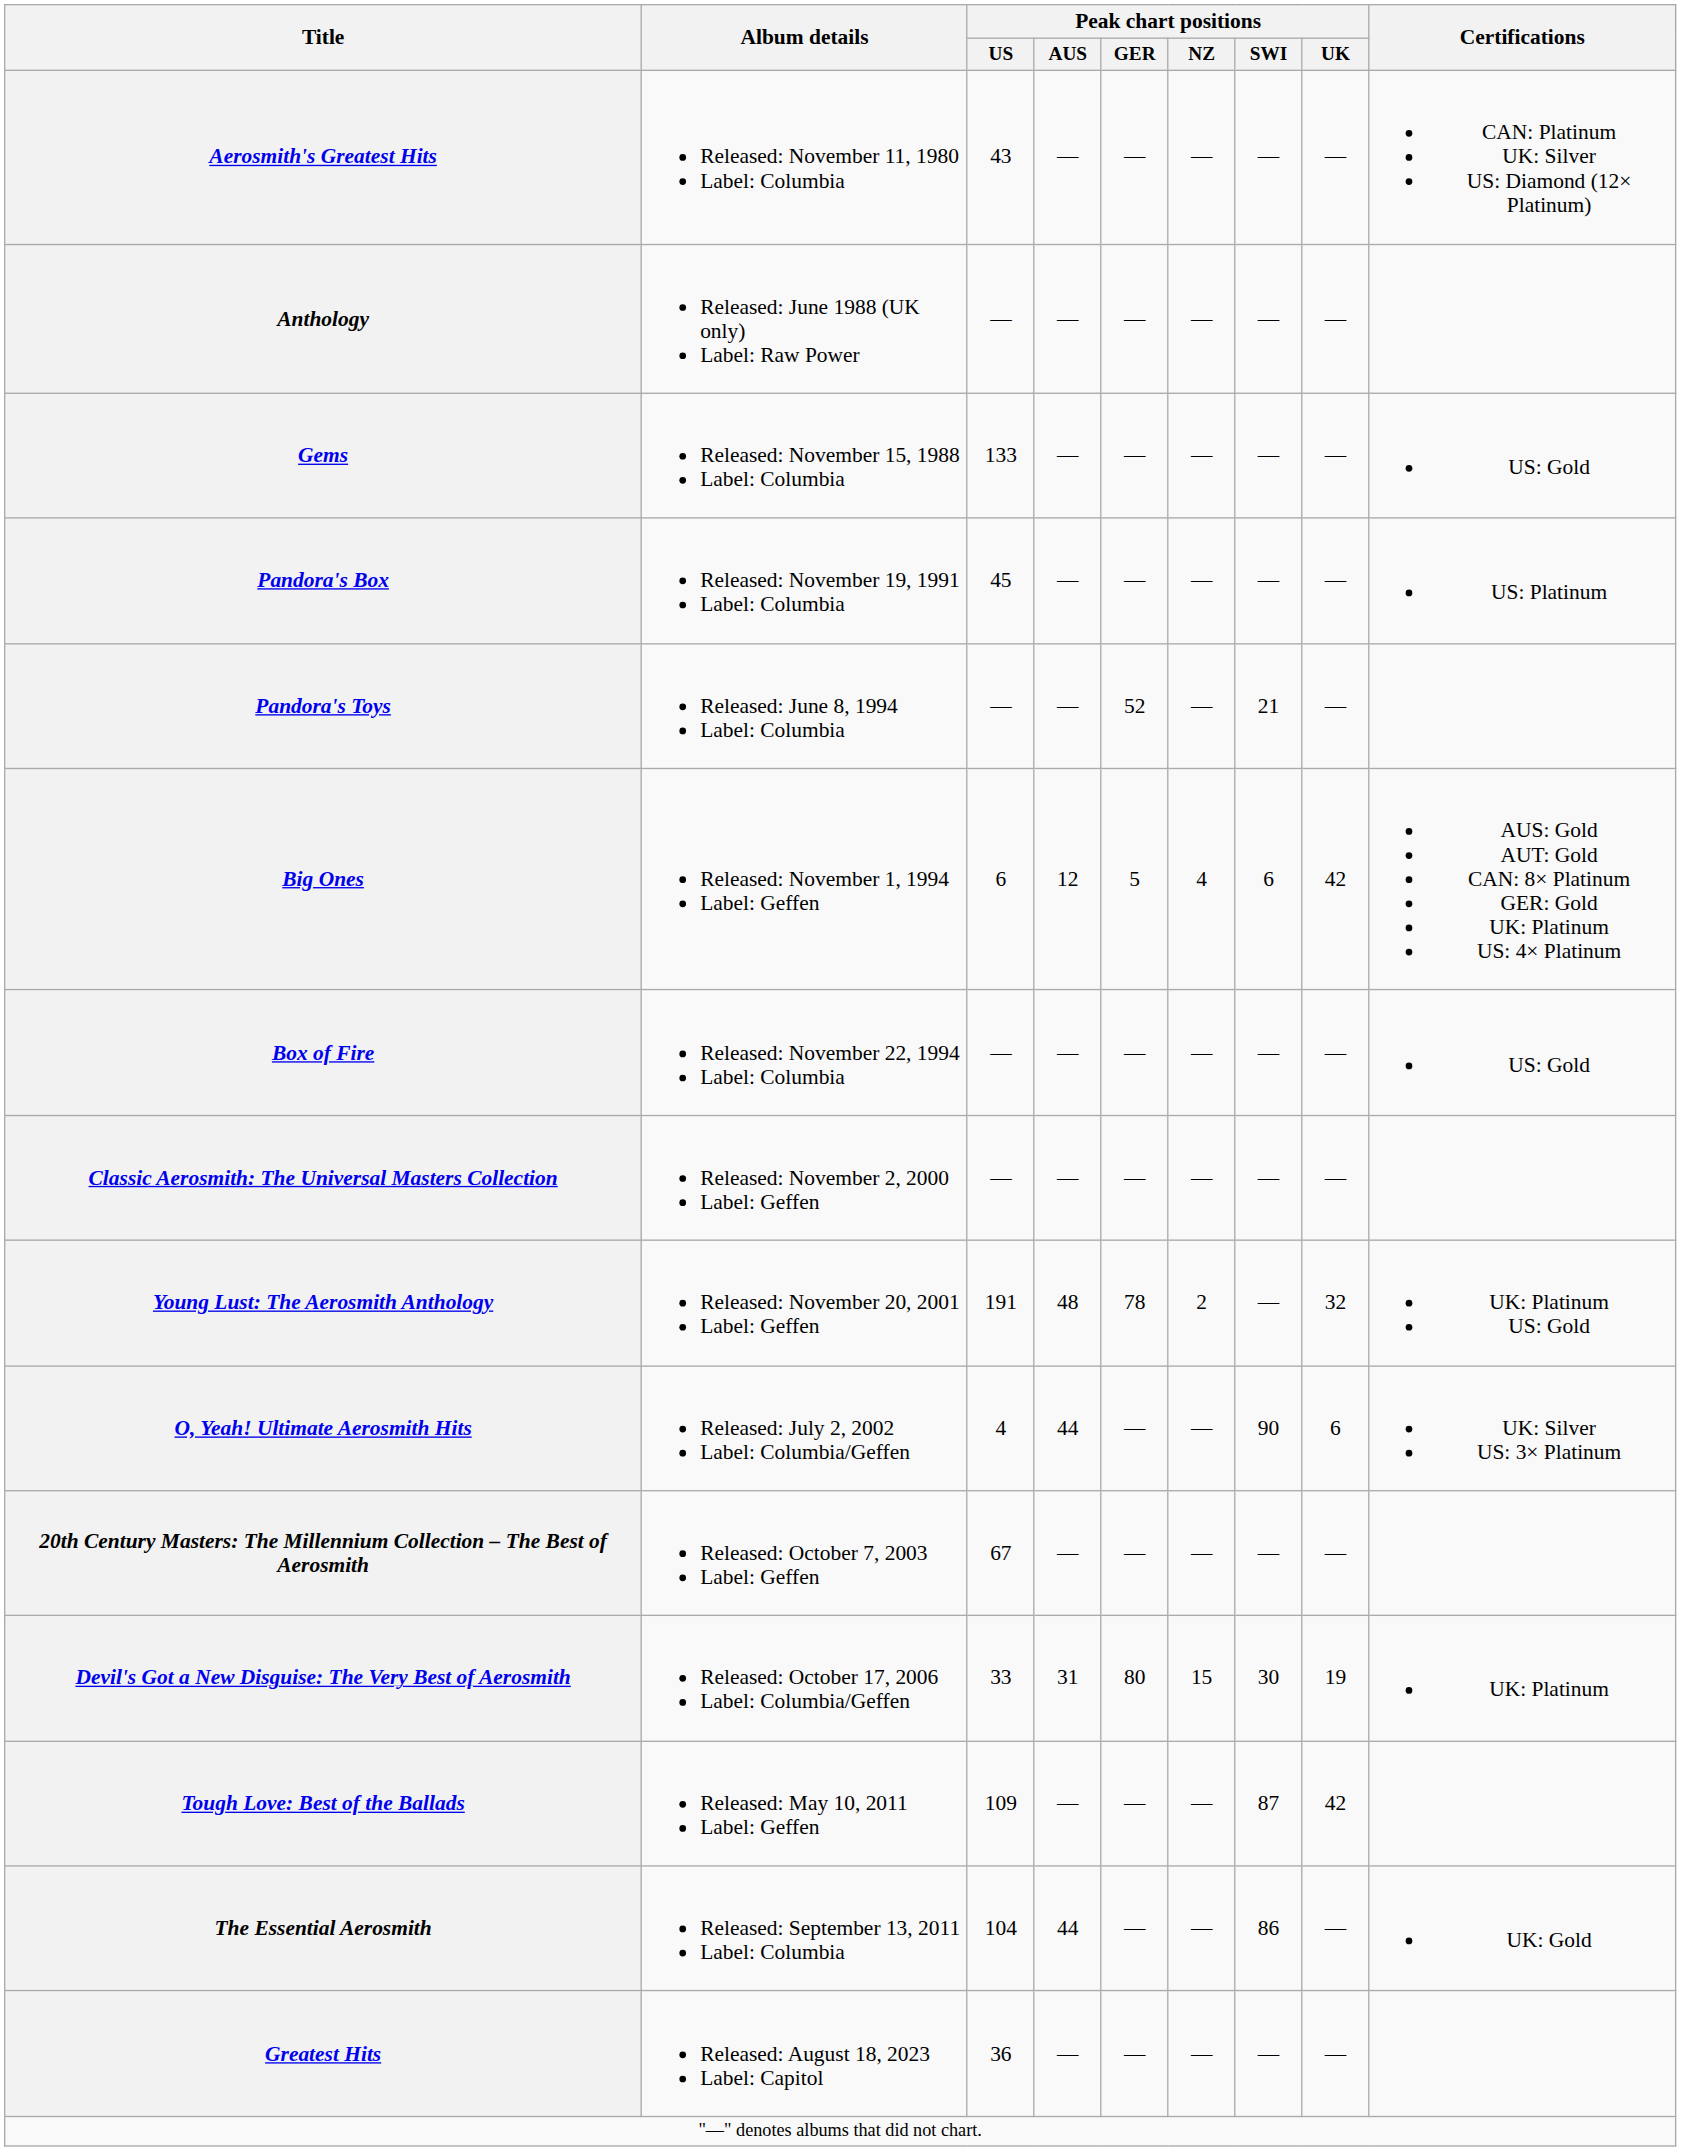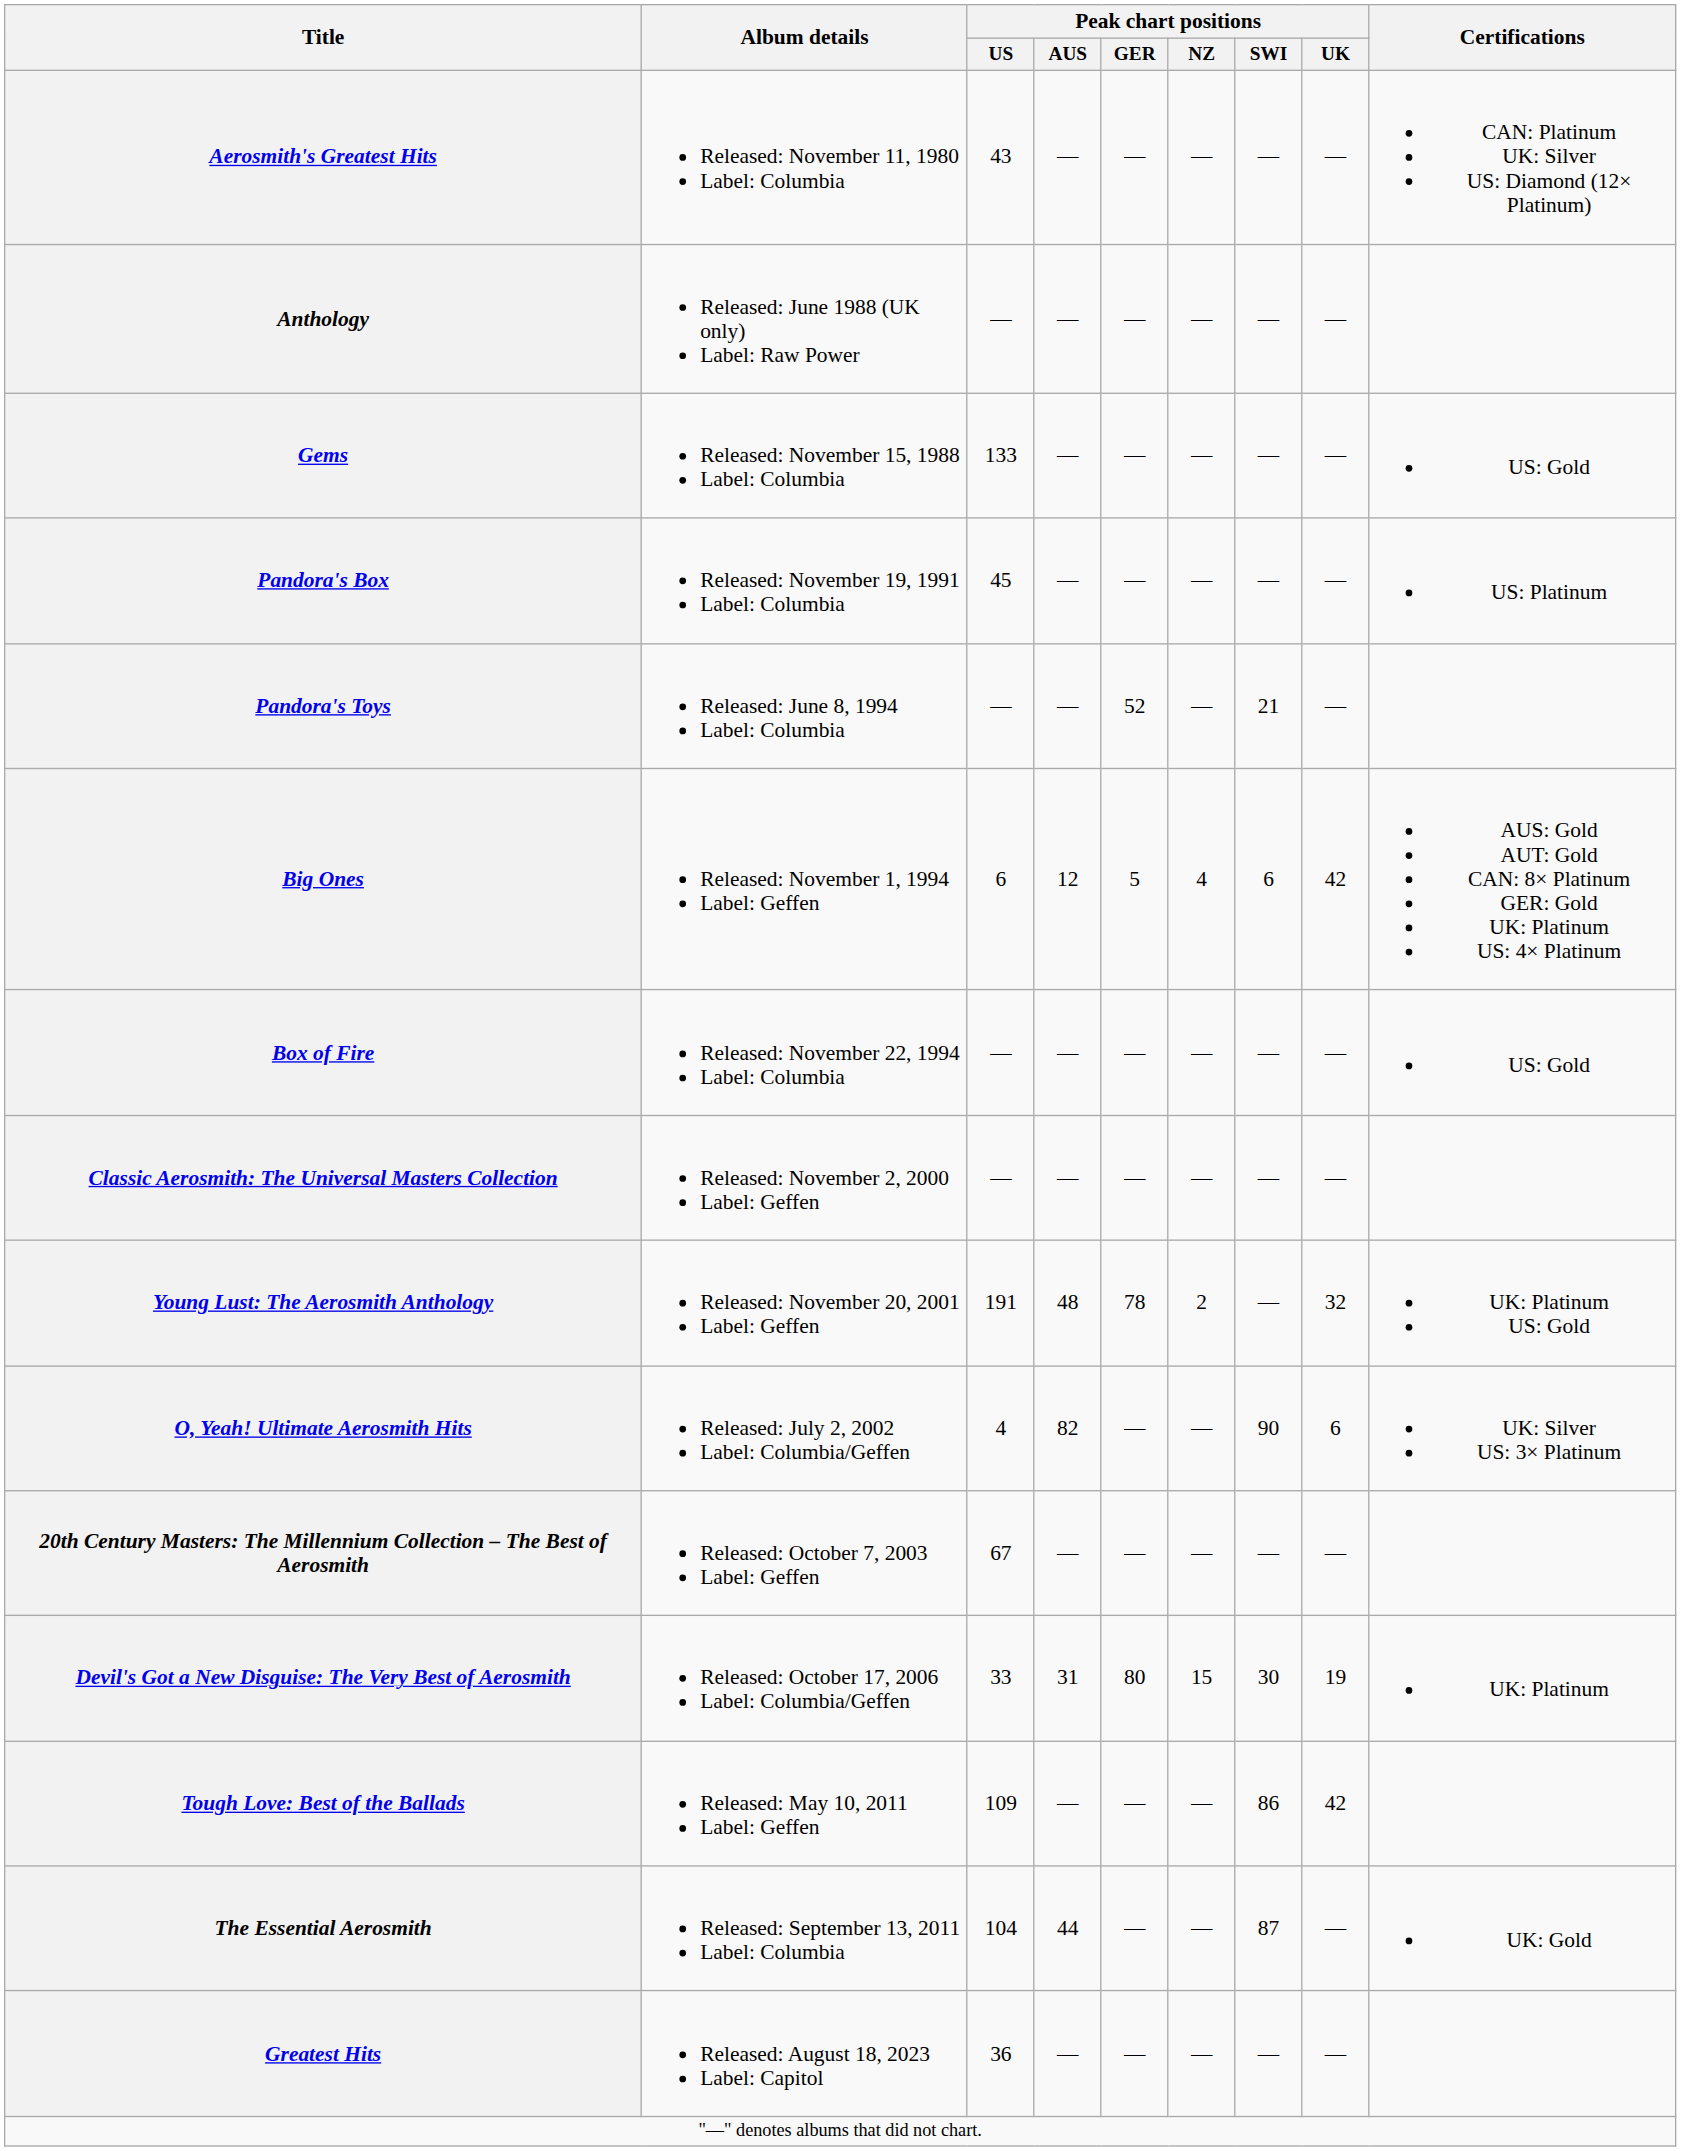(1068, 1427) 44 -> (1068, 1427) 82
(1269, 1803) 87 -> (1269, 1803) 86
(1269, 1928) 86 -> (1269, 1928) 87
